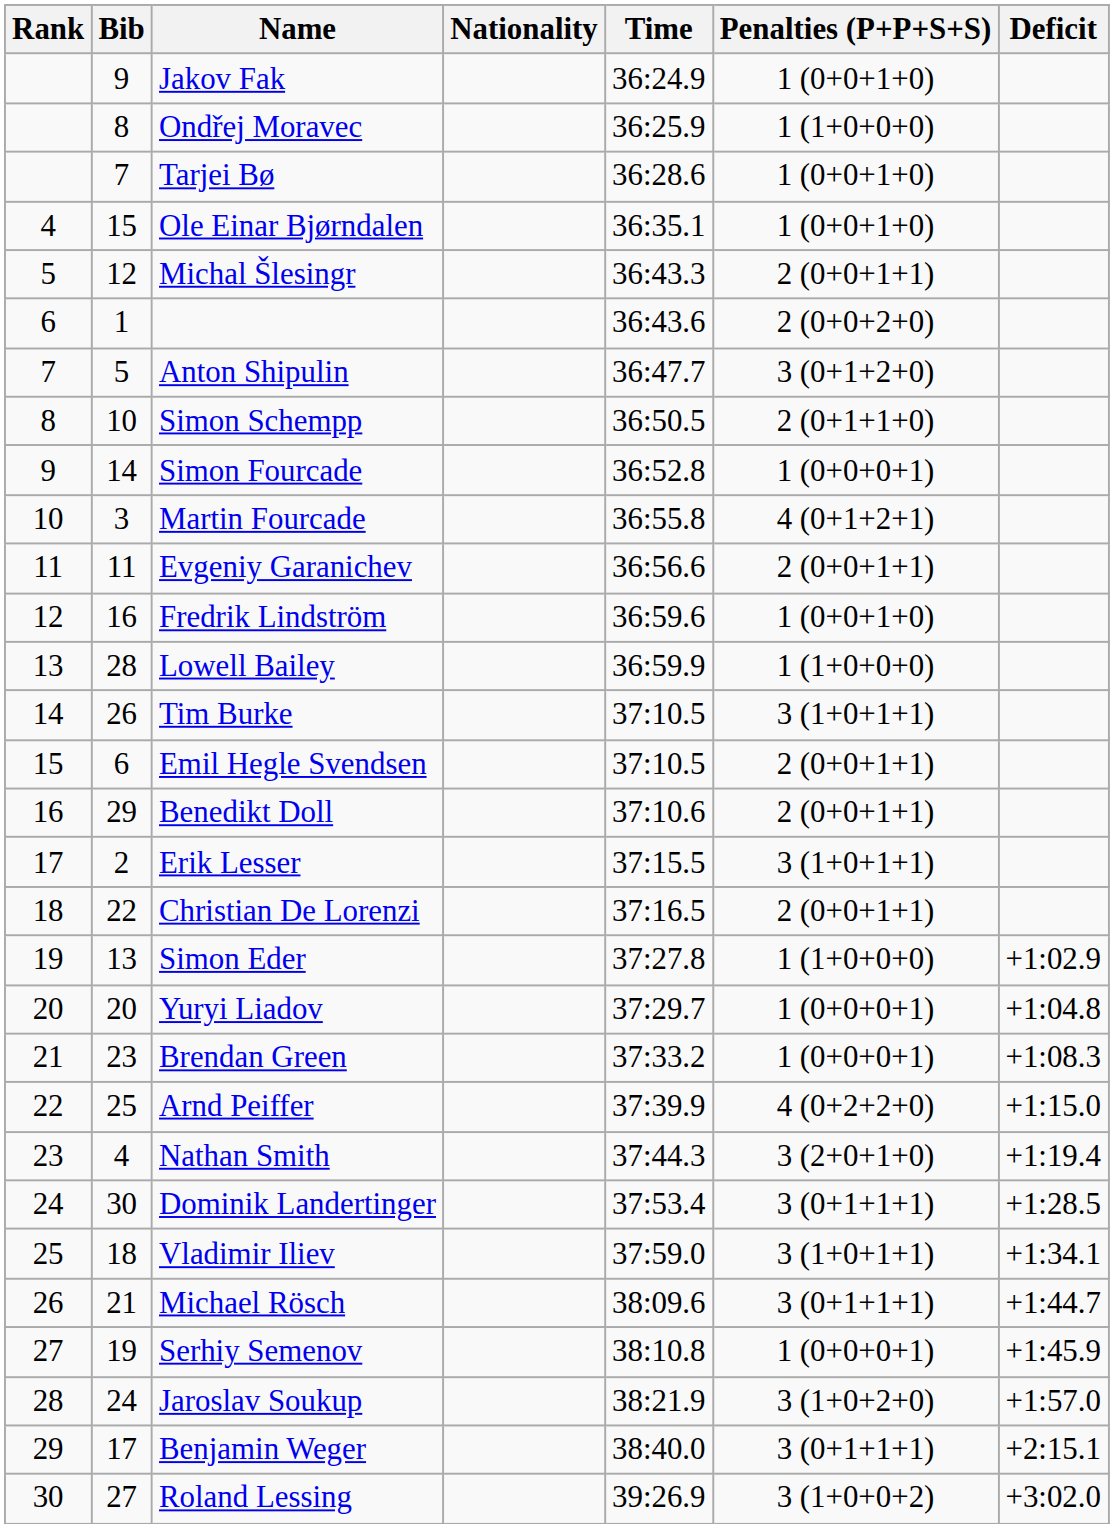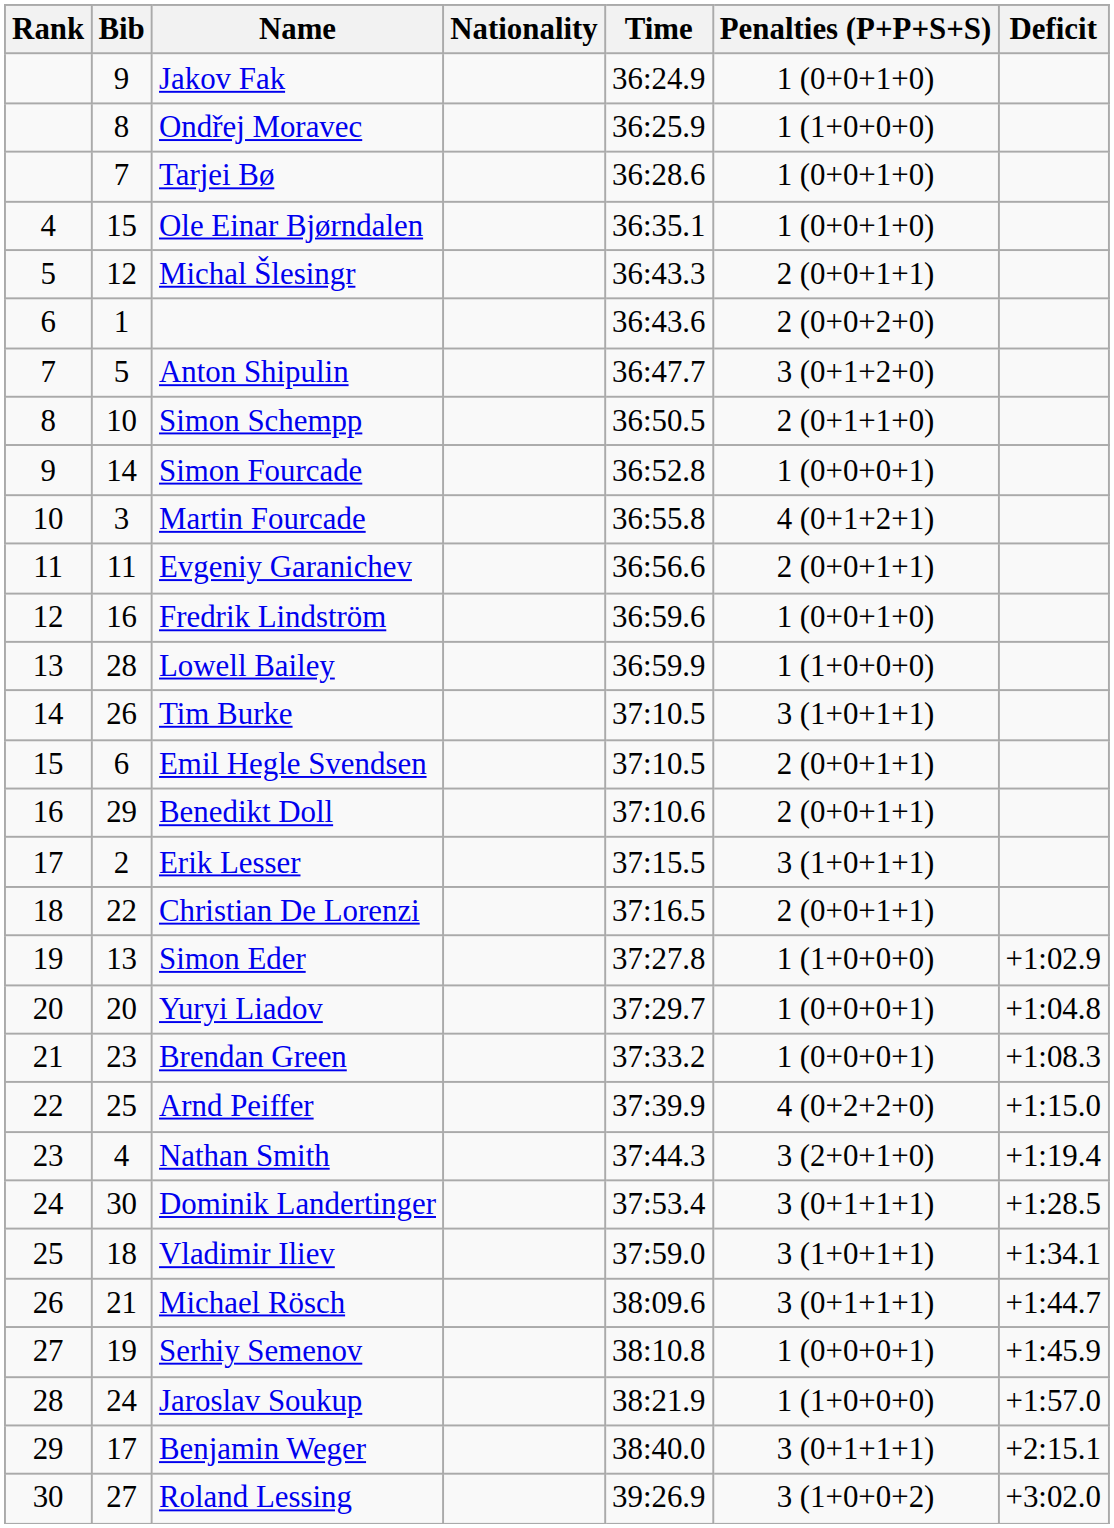(856, 1400) 3 (1+0+2+0) -> (856, 1400) 1 (1+0+0+0)
